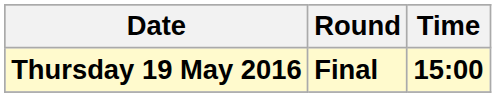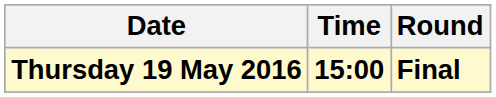columns swapped: (448, 26) <-> (358, 26)
